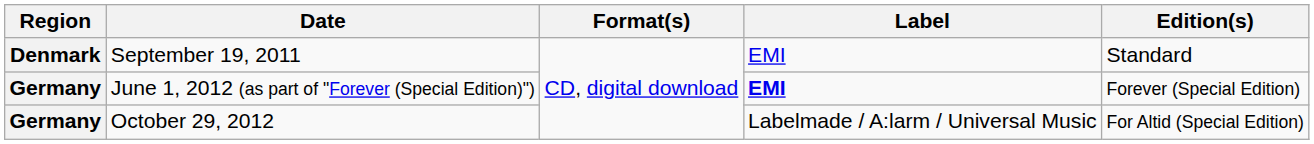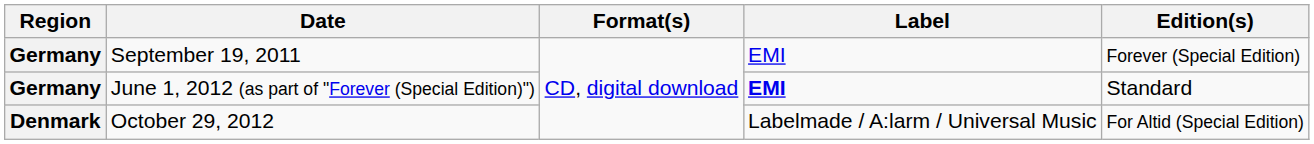(55, 54) Denmark -> (55, 54) Germany
(1149, 54) Standard -> (1203, 56) Forever (Special Edition)
(1203, 89) Forever (Special Edition) -> (1149, 88) Standard
(55, 121) Germany -> (55, 121) Denmark
